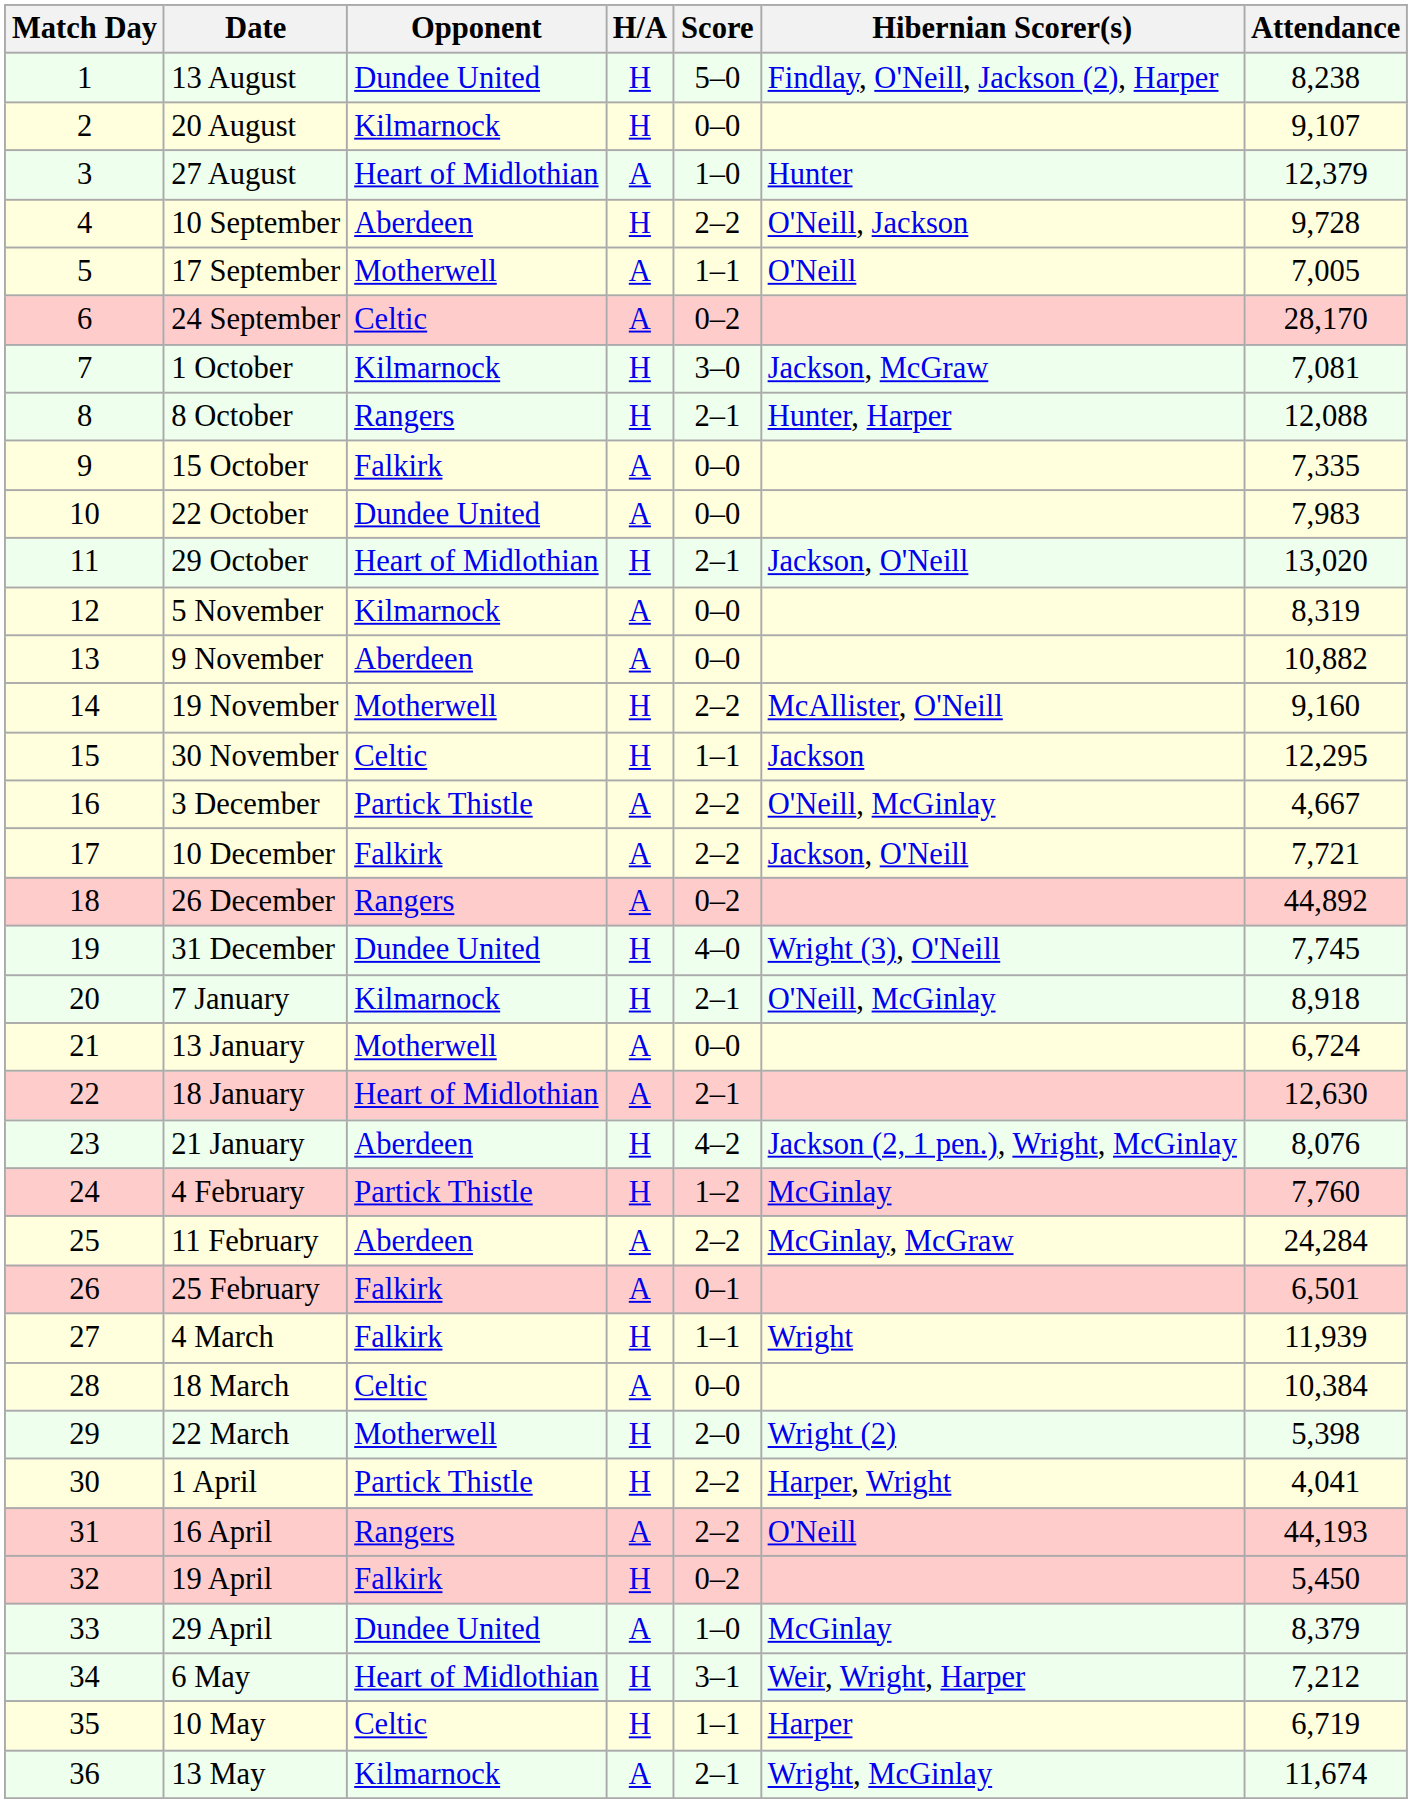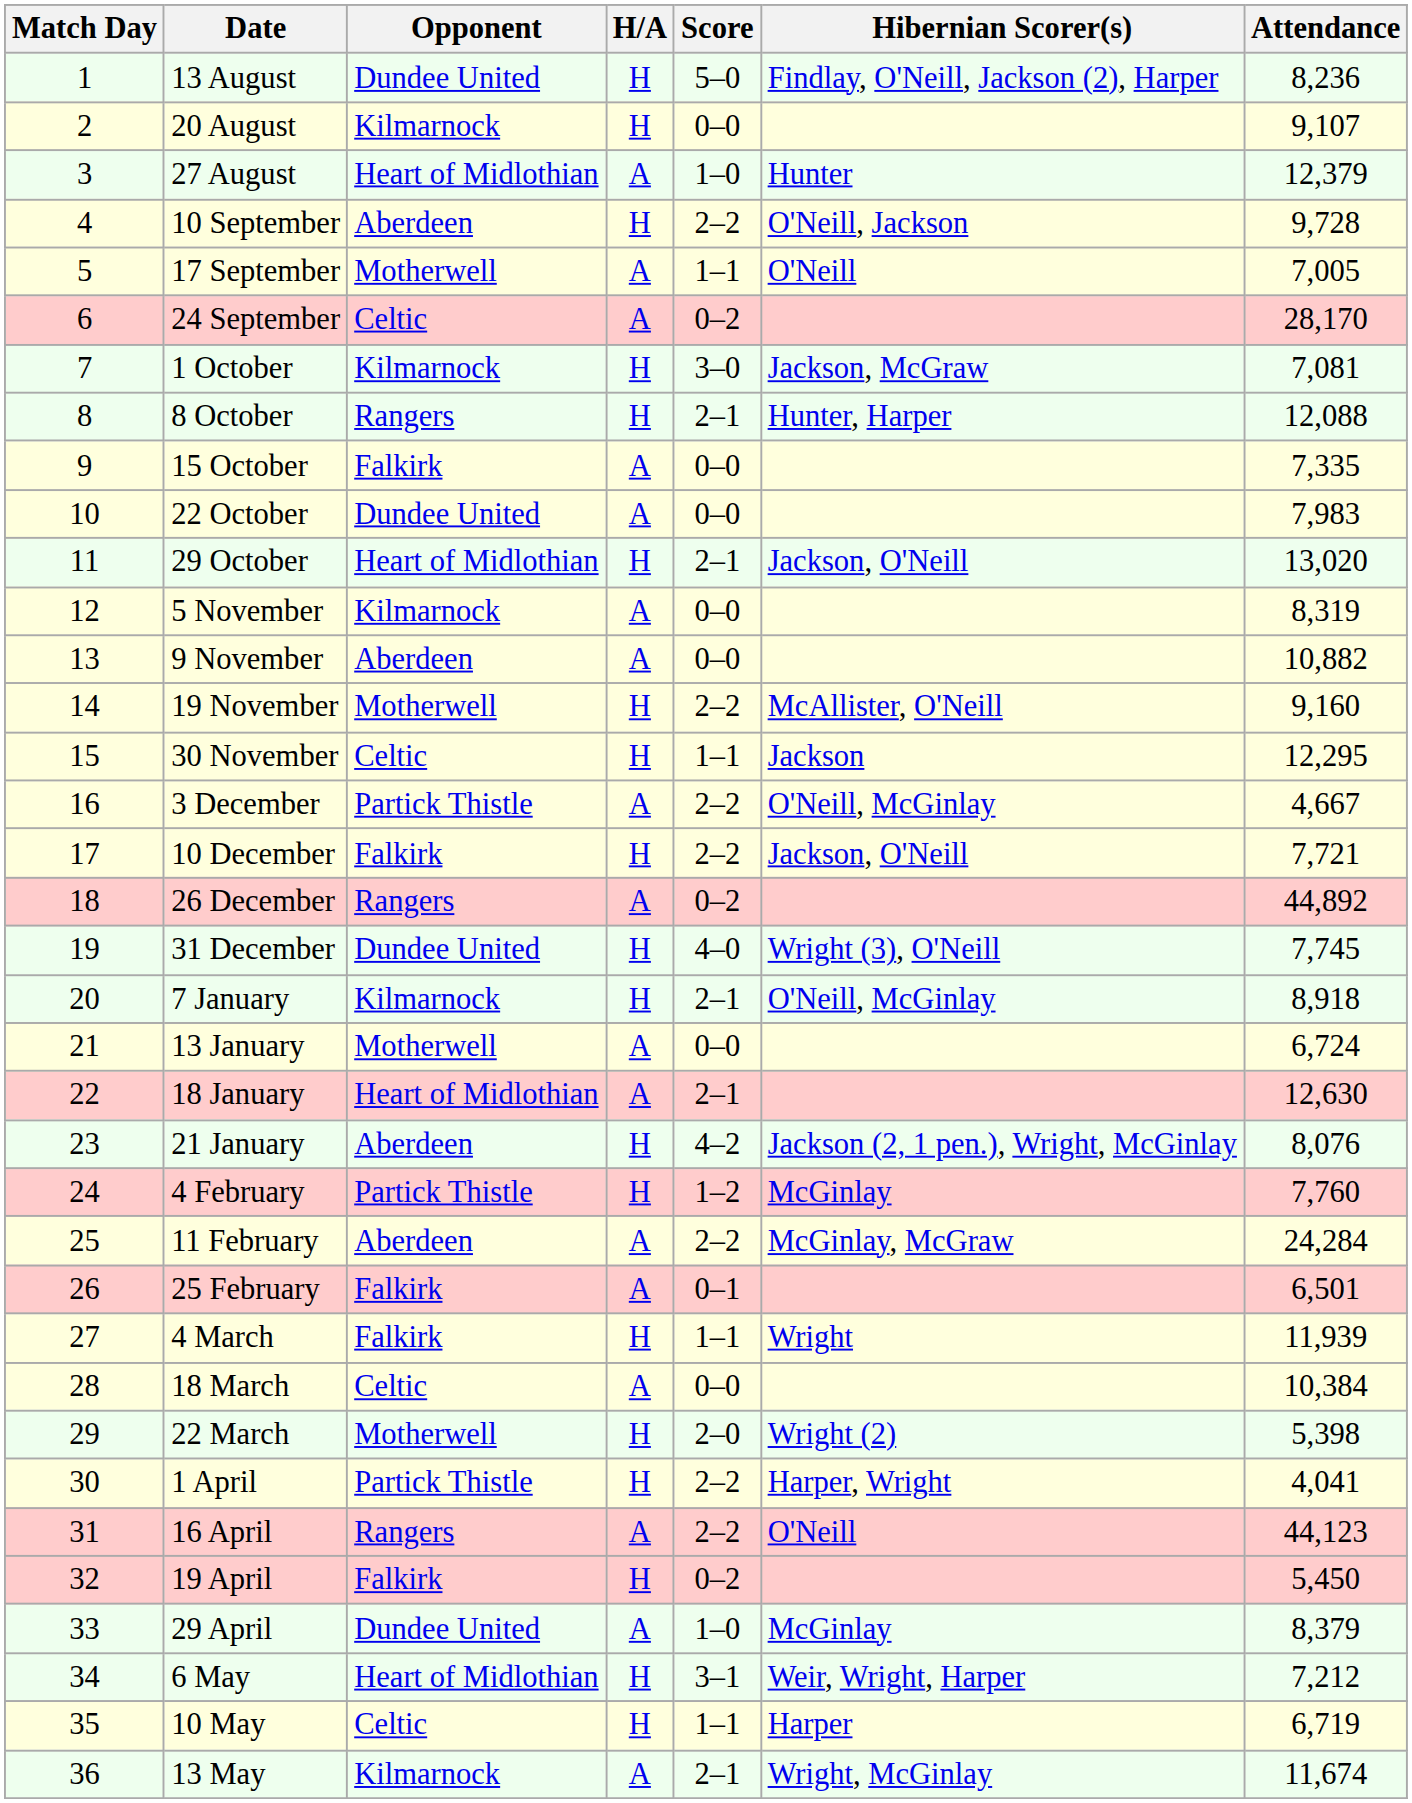(1326, 77) 8,238 -> (1326, 77) 8,236
(640, 852) A -> (640, 852) H
(1326, 1531) 44,193 -> (1326, 1531) 44,123
